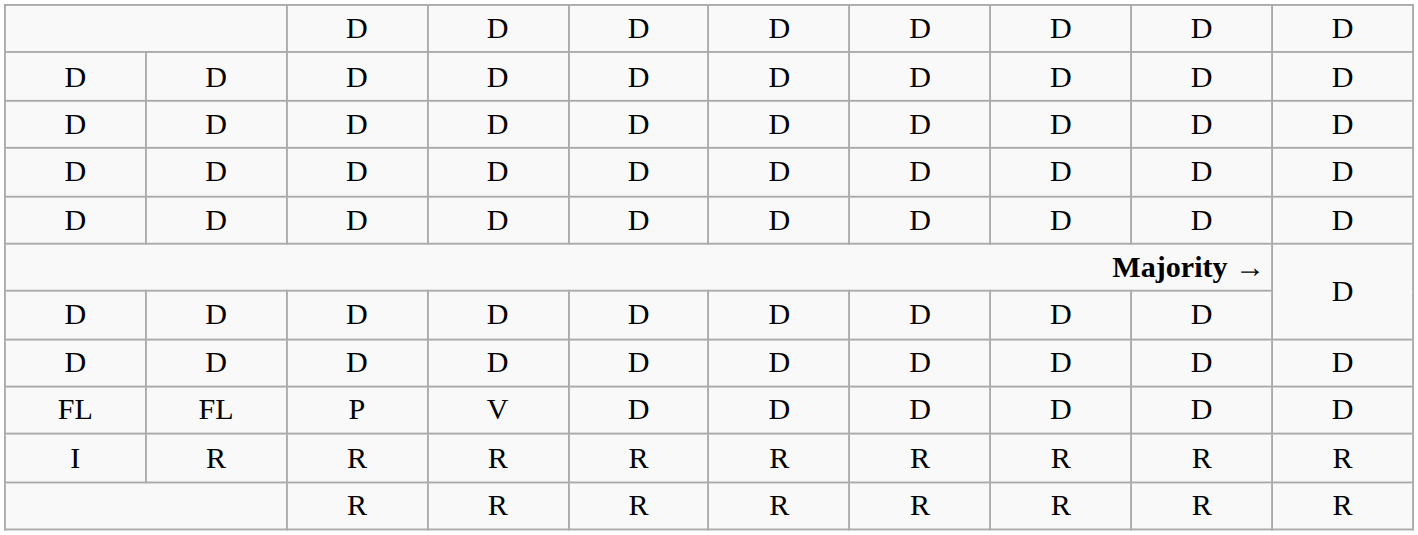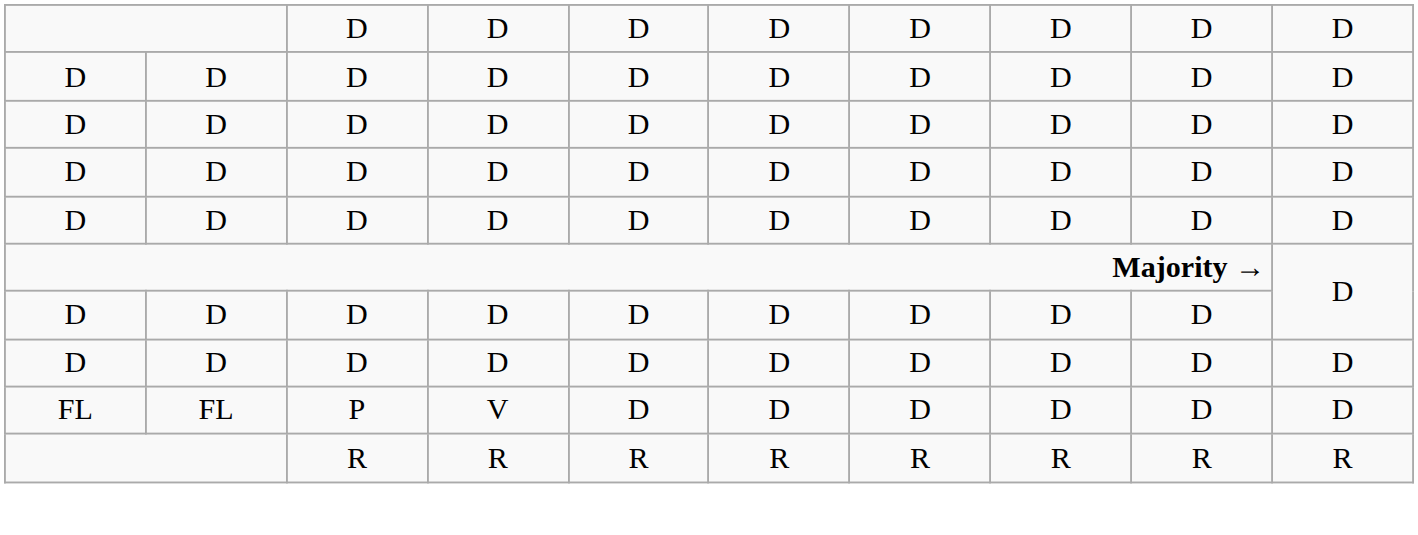- row: (75, 457)
